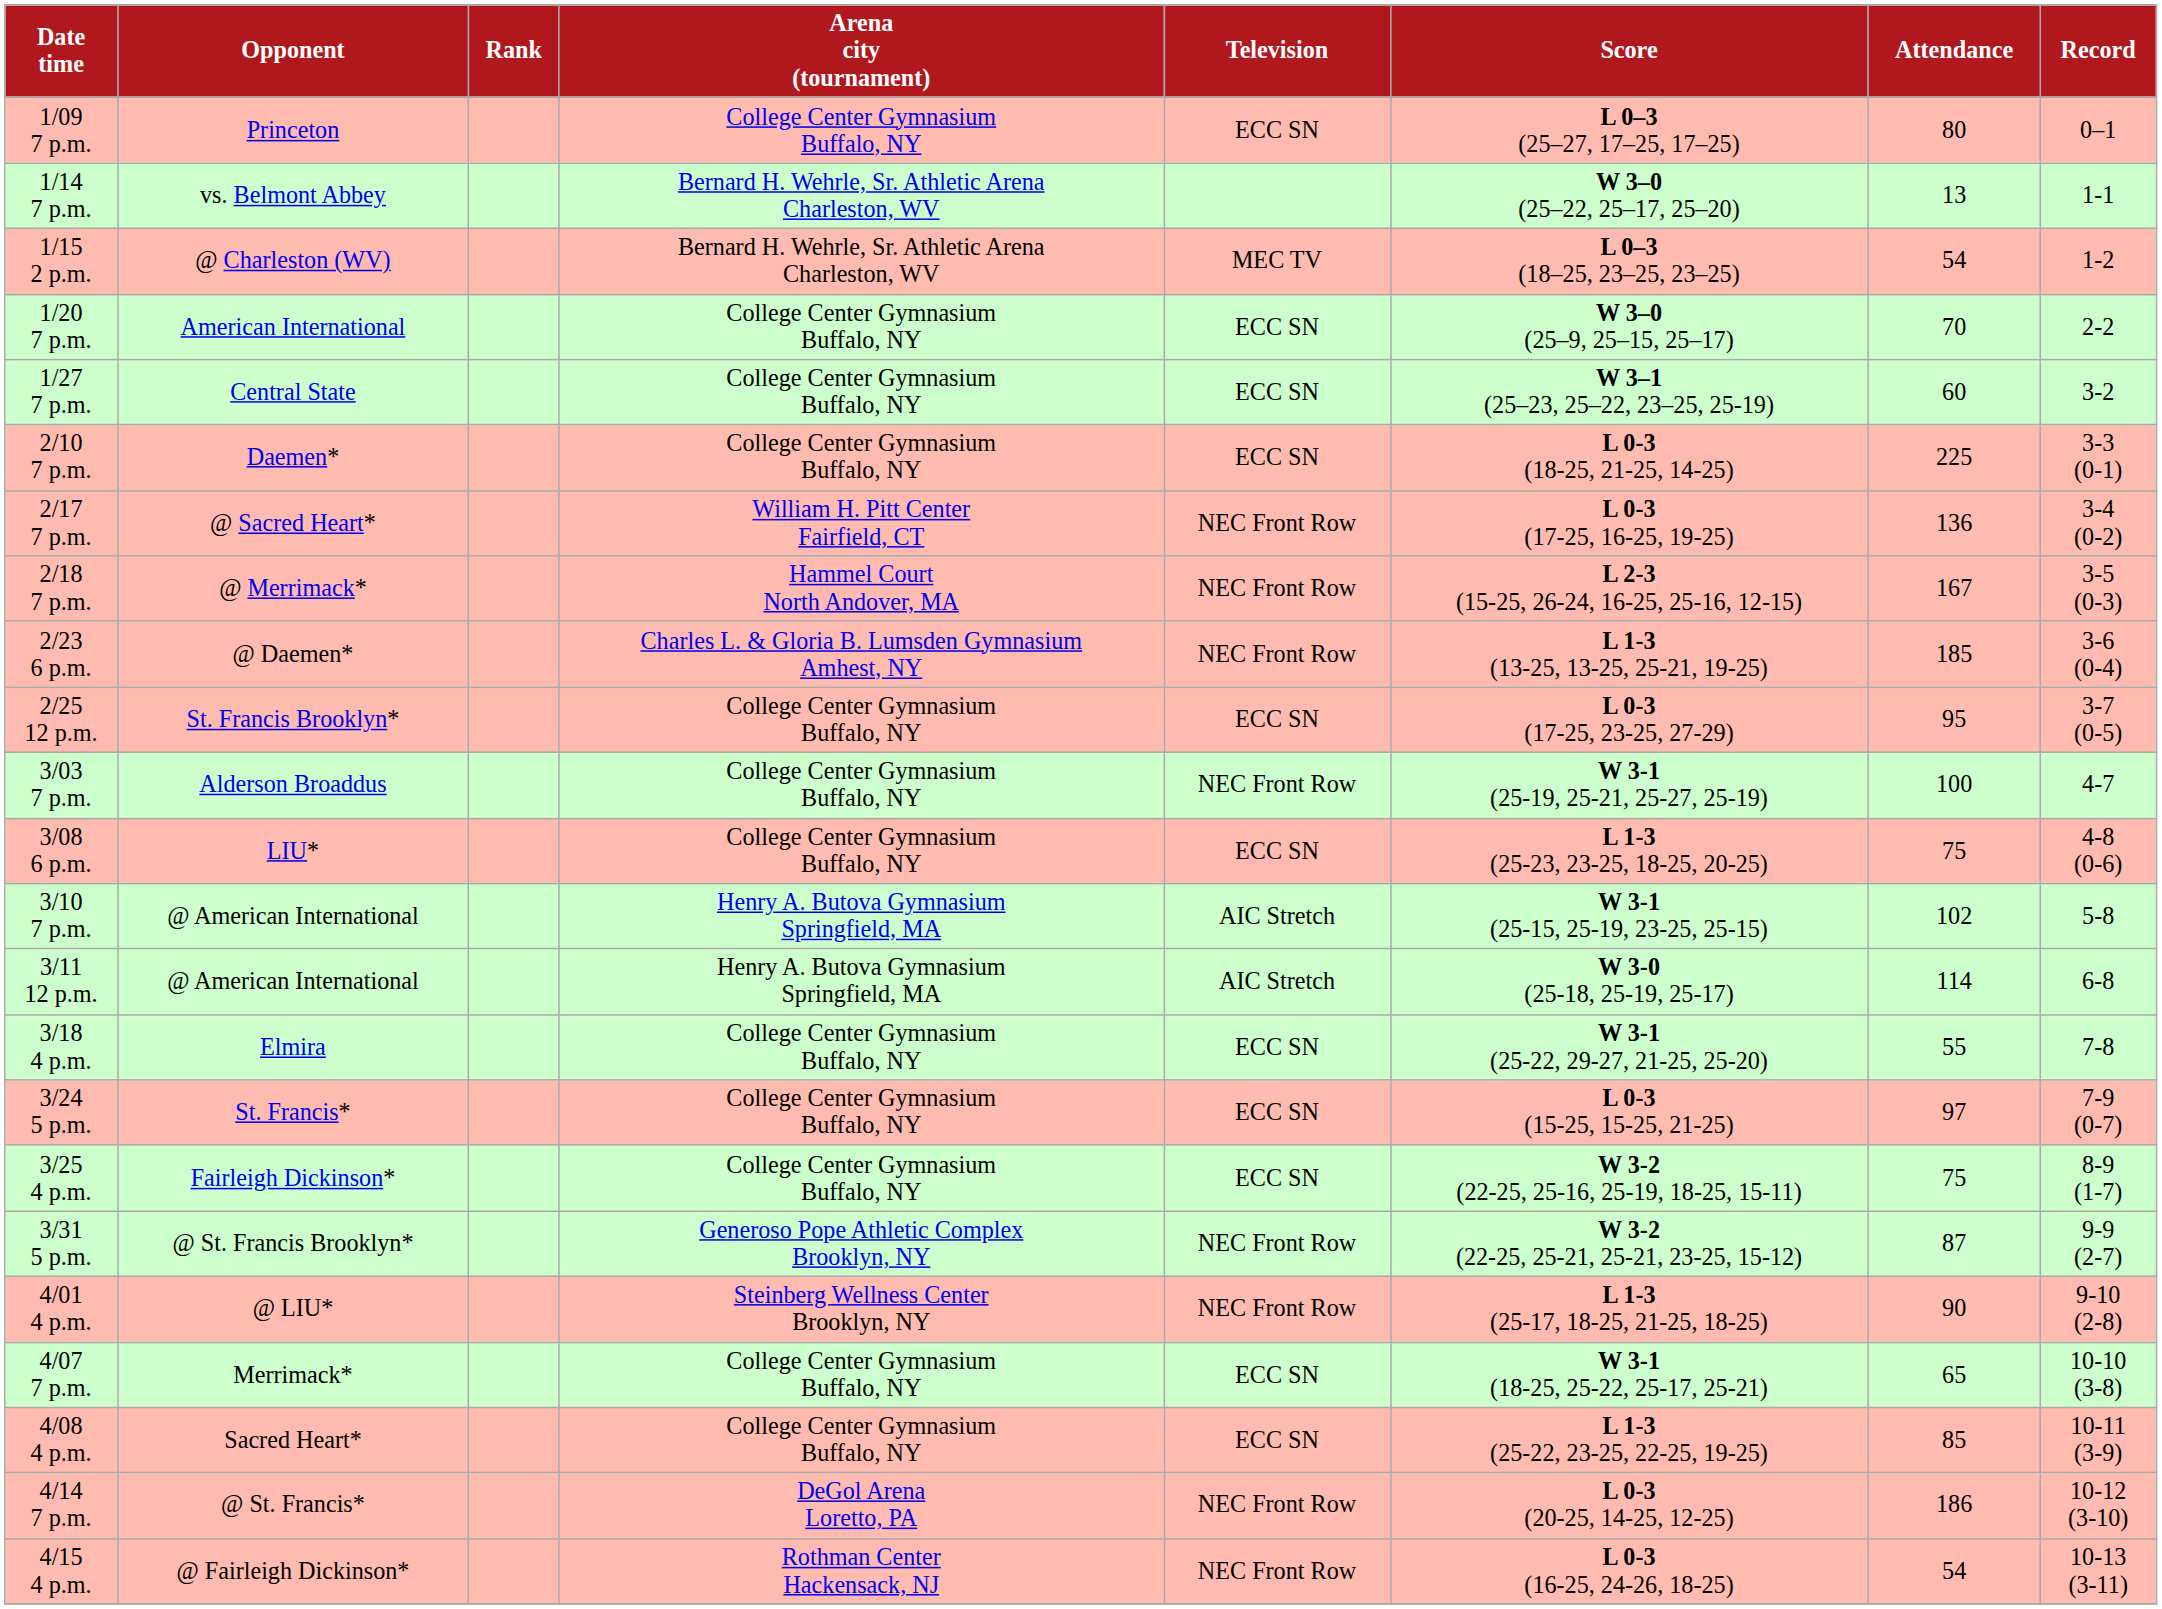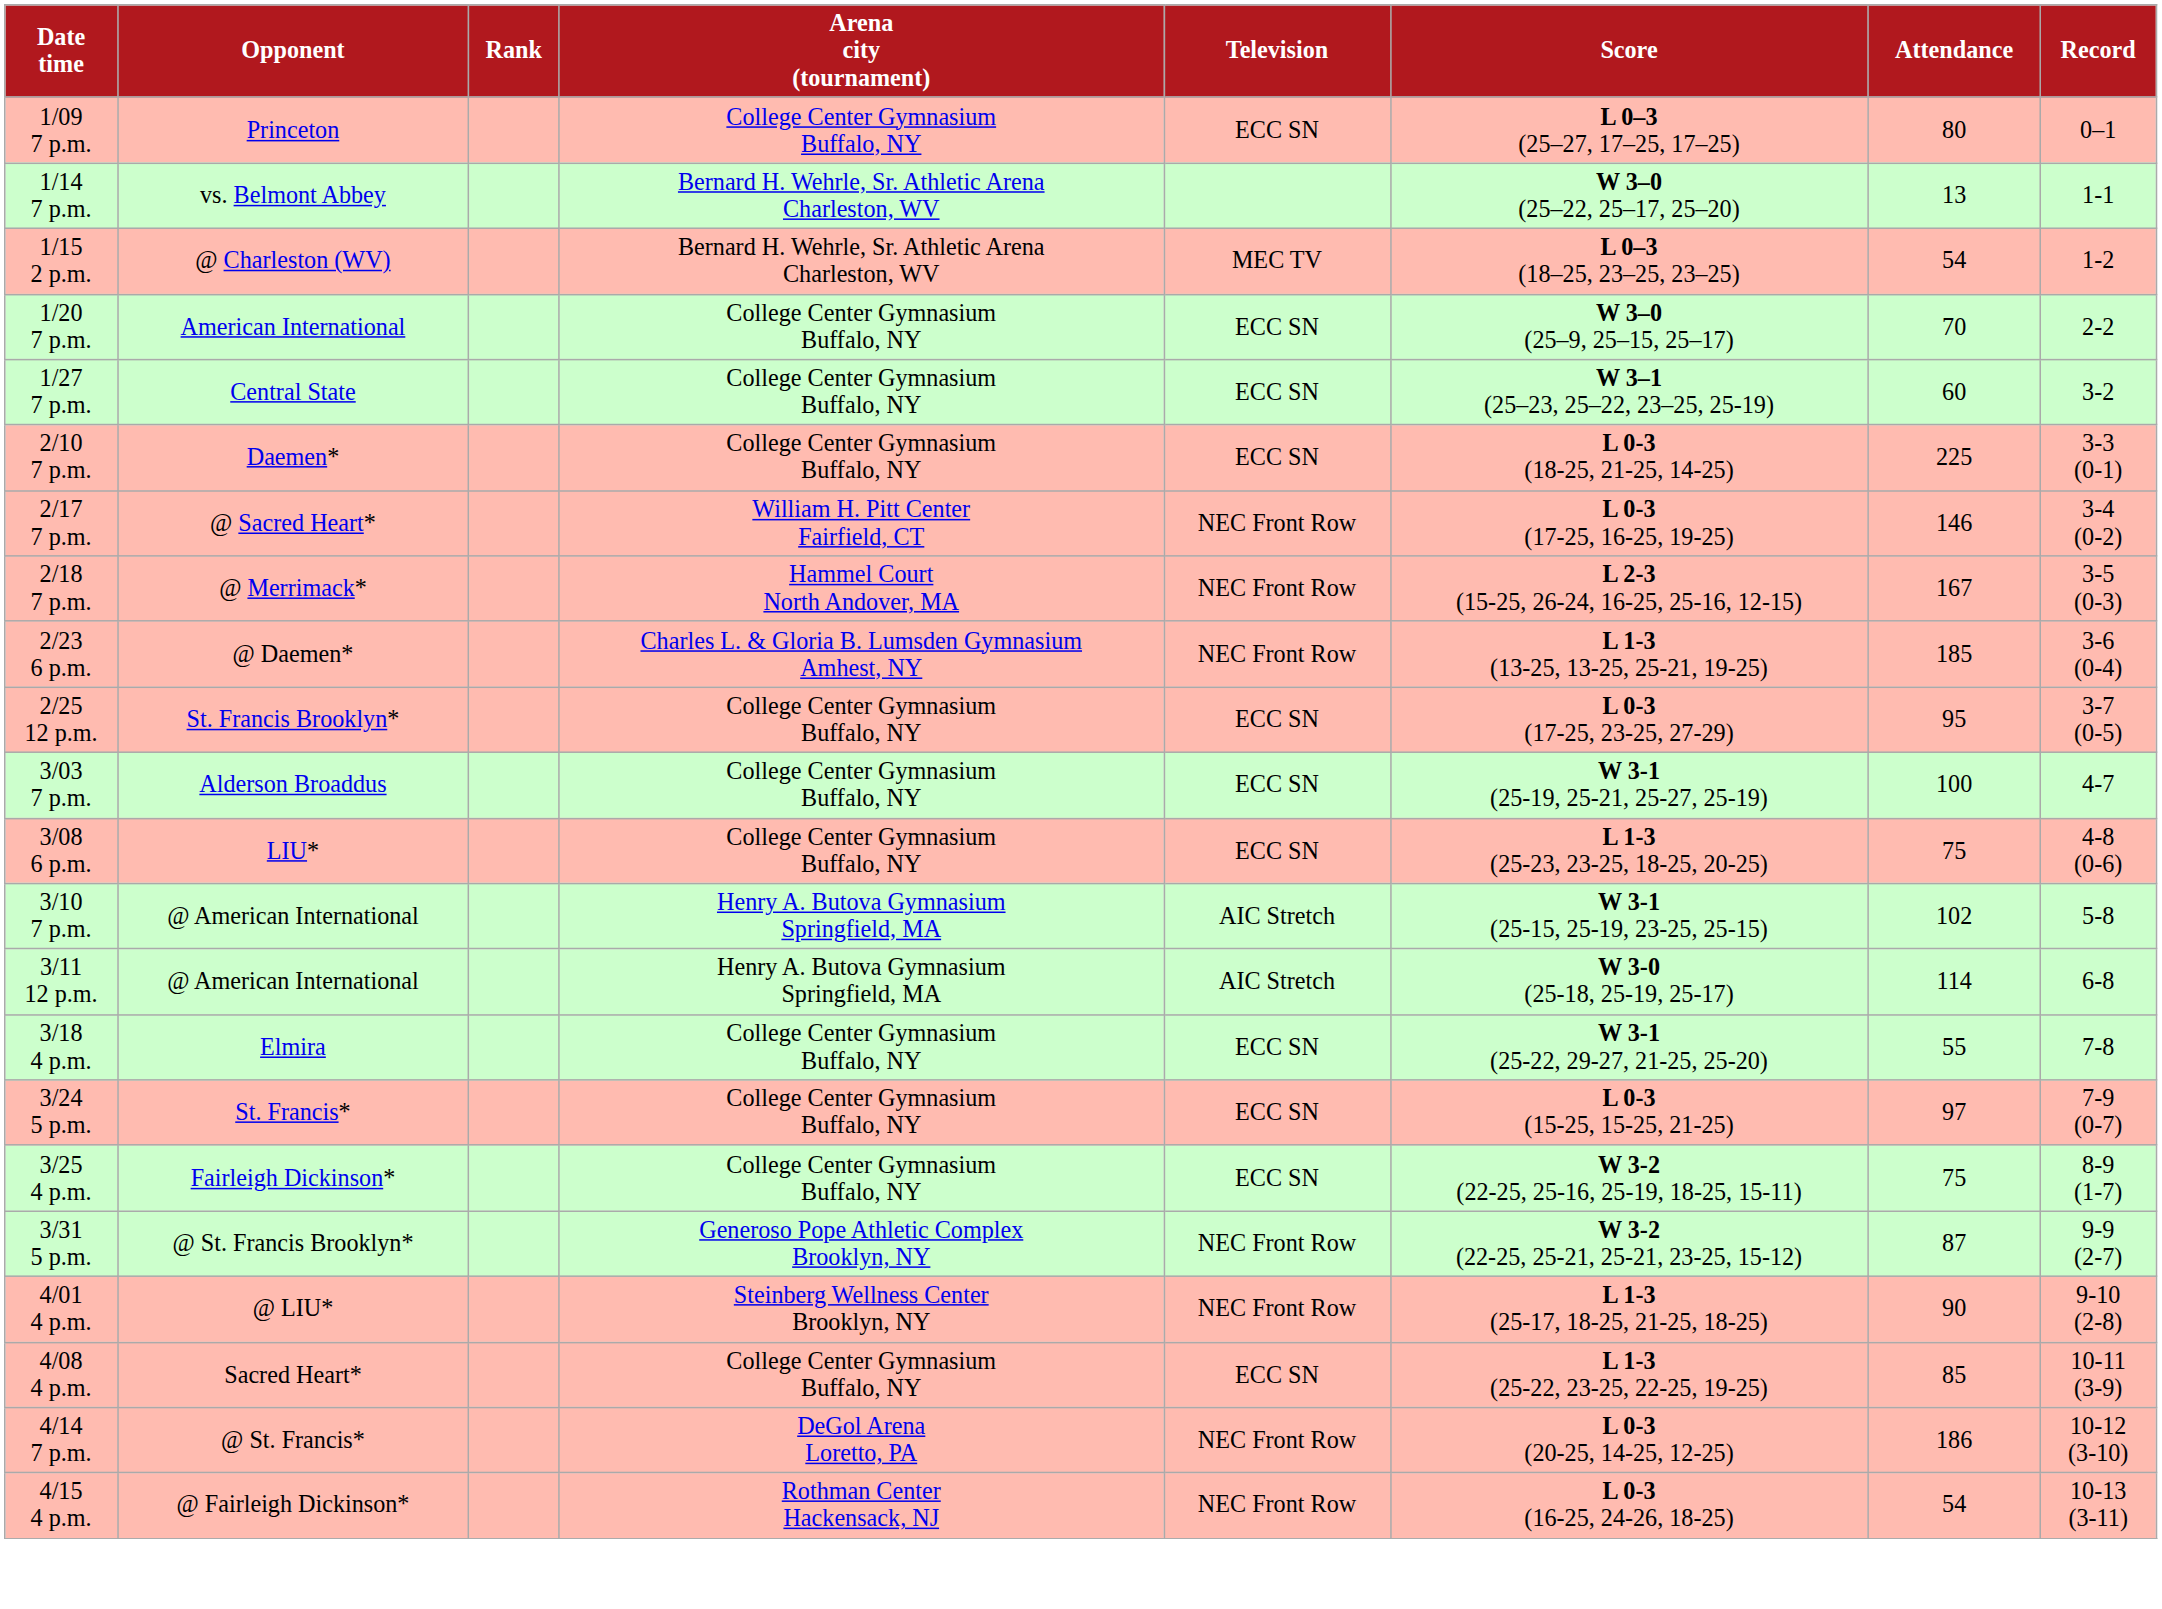(1954, 522) 136 -> (1954, 522) 146
(1277, 784) NEC Front Row -> (1277, 784) ECC SN
- row: (61, 1374)
